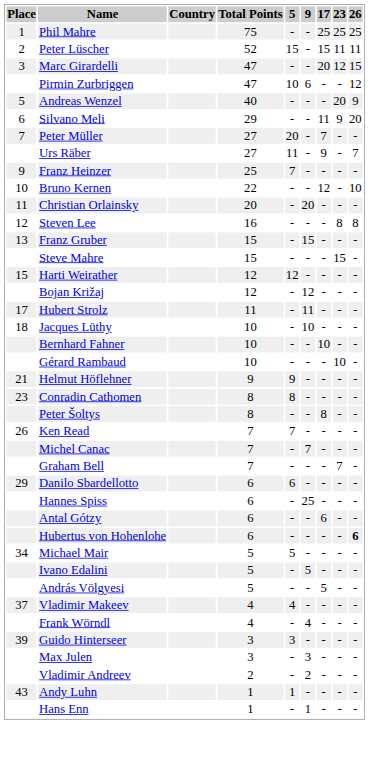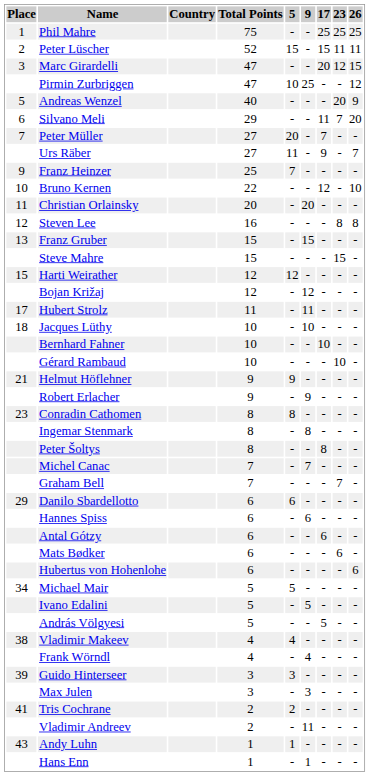(308, 83) 6 -> (308, 83) 25
(340, 118) 9 -> (340, 118) 7
+ row: (79, 396)
+ row: (86, 431)
- row: (64, 431)
(308, 501) 25 -> (308, 518) 6
+ row: (72, 553)
(355, 535) bold -> (355, 570) normal
(22, 605) 37 -> (22, 640) 38
+ row: (75, 709)
(308, 674) 2 -> (308, 726) 11
